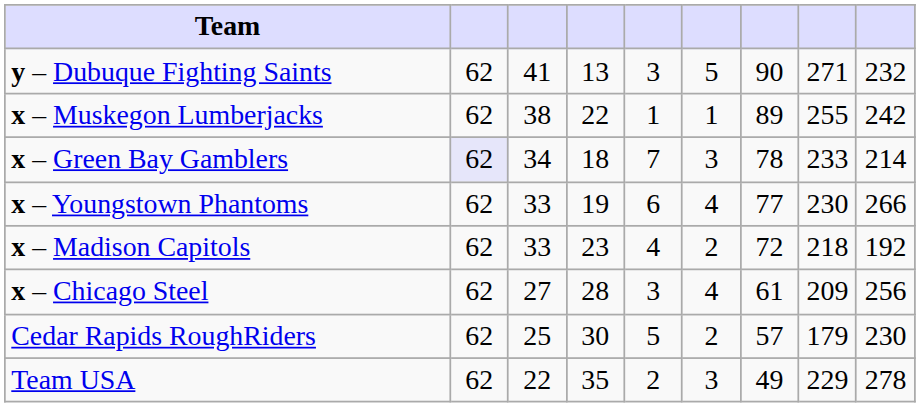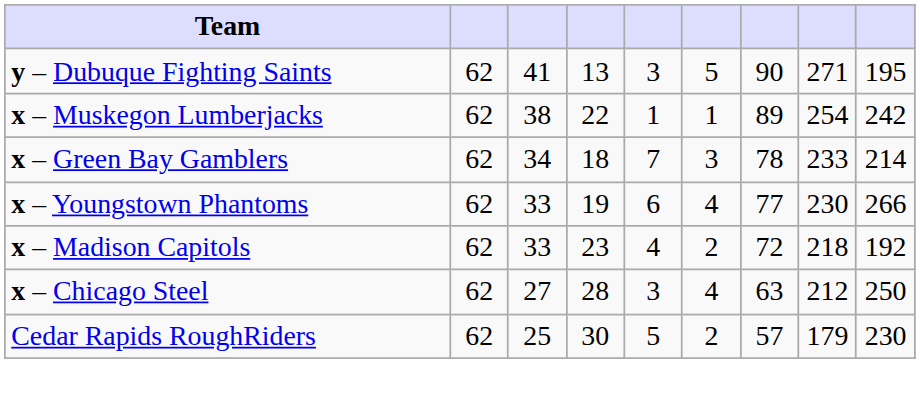(886, 70) 232 -> (886, 70) 195
(827, 114) 255 -> (827, 114) 254
(479, 159) lavender background -> (479, 159) no background
(769, 291) 61 -> (769, 291) 63
(827, 291) 209 -> (827, 291) 212
(886, 291) 256 -> (886, 291) 250
- row: (73, 379)
